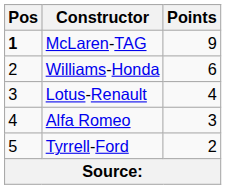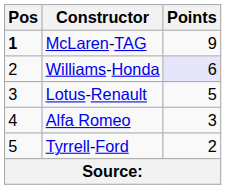(212, 69) no background -> (212, 69) lavender background
(212, 95) 4 -> (212, 95) 5
